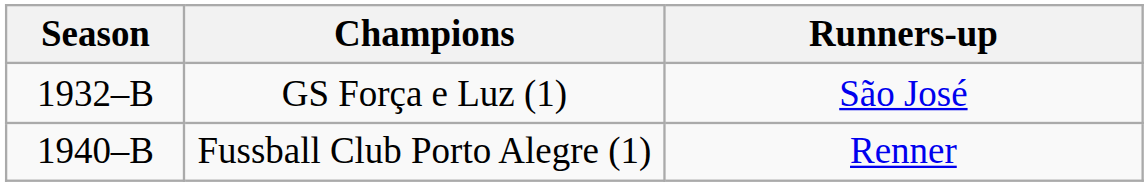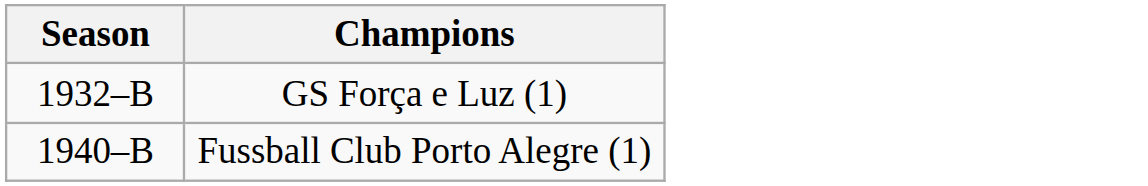- column: (903, 33)
